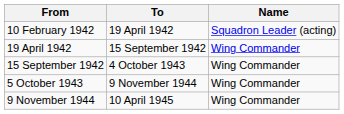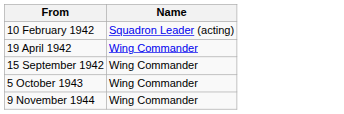- column: (157, 13)
